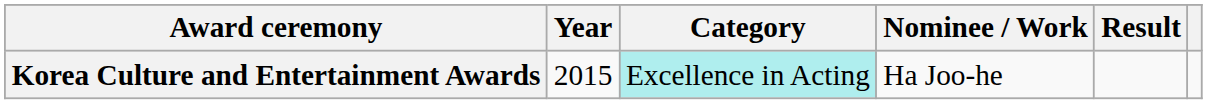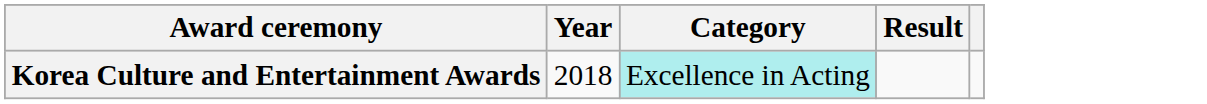- column: (985, 27)
(583, 74) 2015 -> (583, 74) 2018
